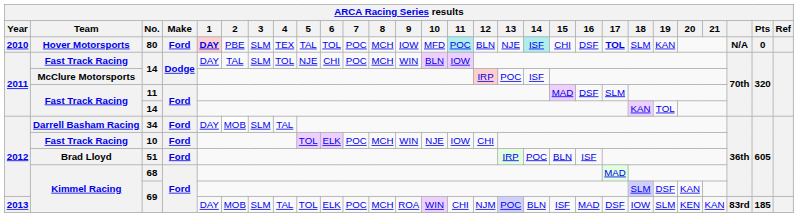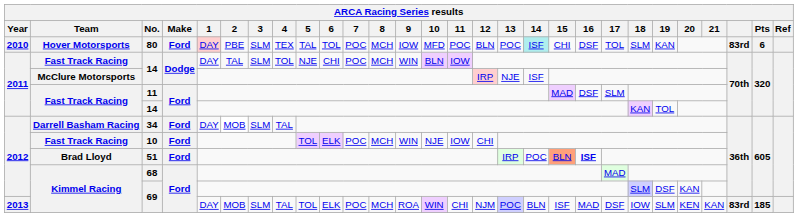(209, 44) bold -> (209, 44) normal
(460, 44) paleturquoise background -> (460, 44) no background
(511, 44) NJE -> (510, 44) POC
(615, 44) bold -> (615, 44) normal
(740, 44) N/A -> (739, 44) 83rd
(763, 44) 0 -> (762, 44) 6
(511, 77) POC -> (510, 77) NJE
(562, 157) no background -> (562, 157) lightsalmon background
(589, 157) normal -> (588, 157) bold
